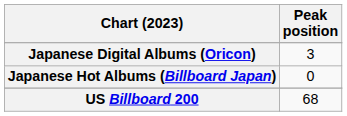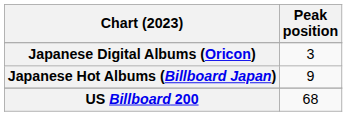(310, 76) 0 -> (310, 76) 9
